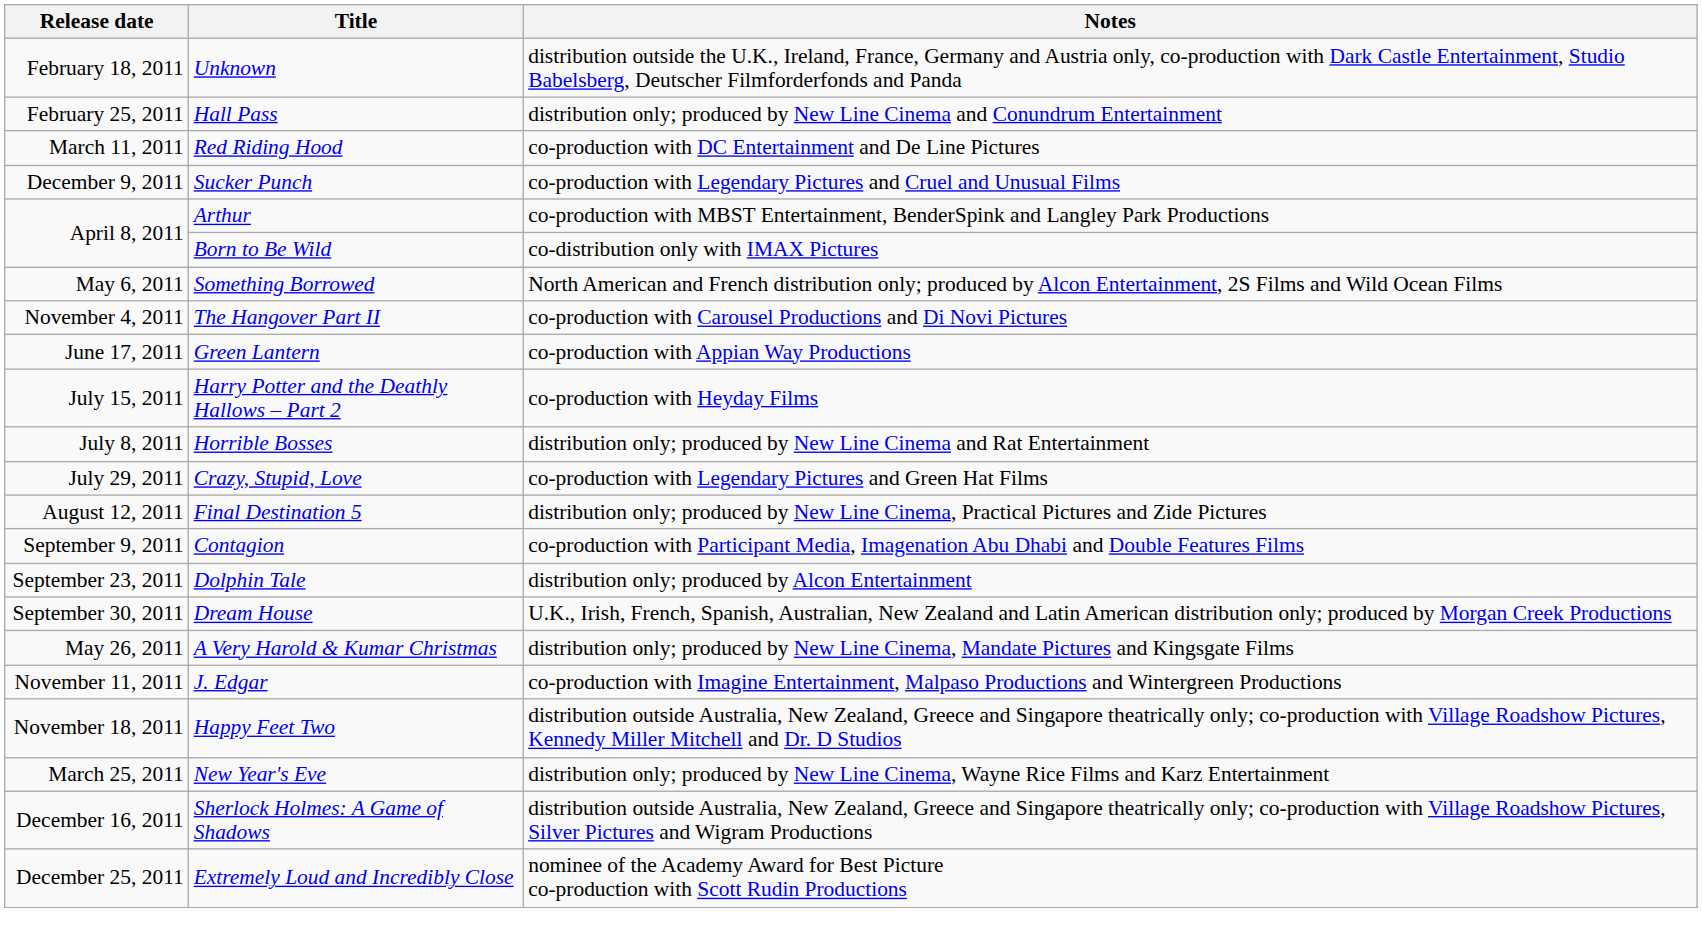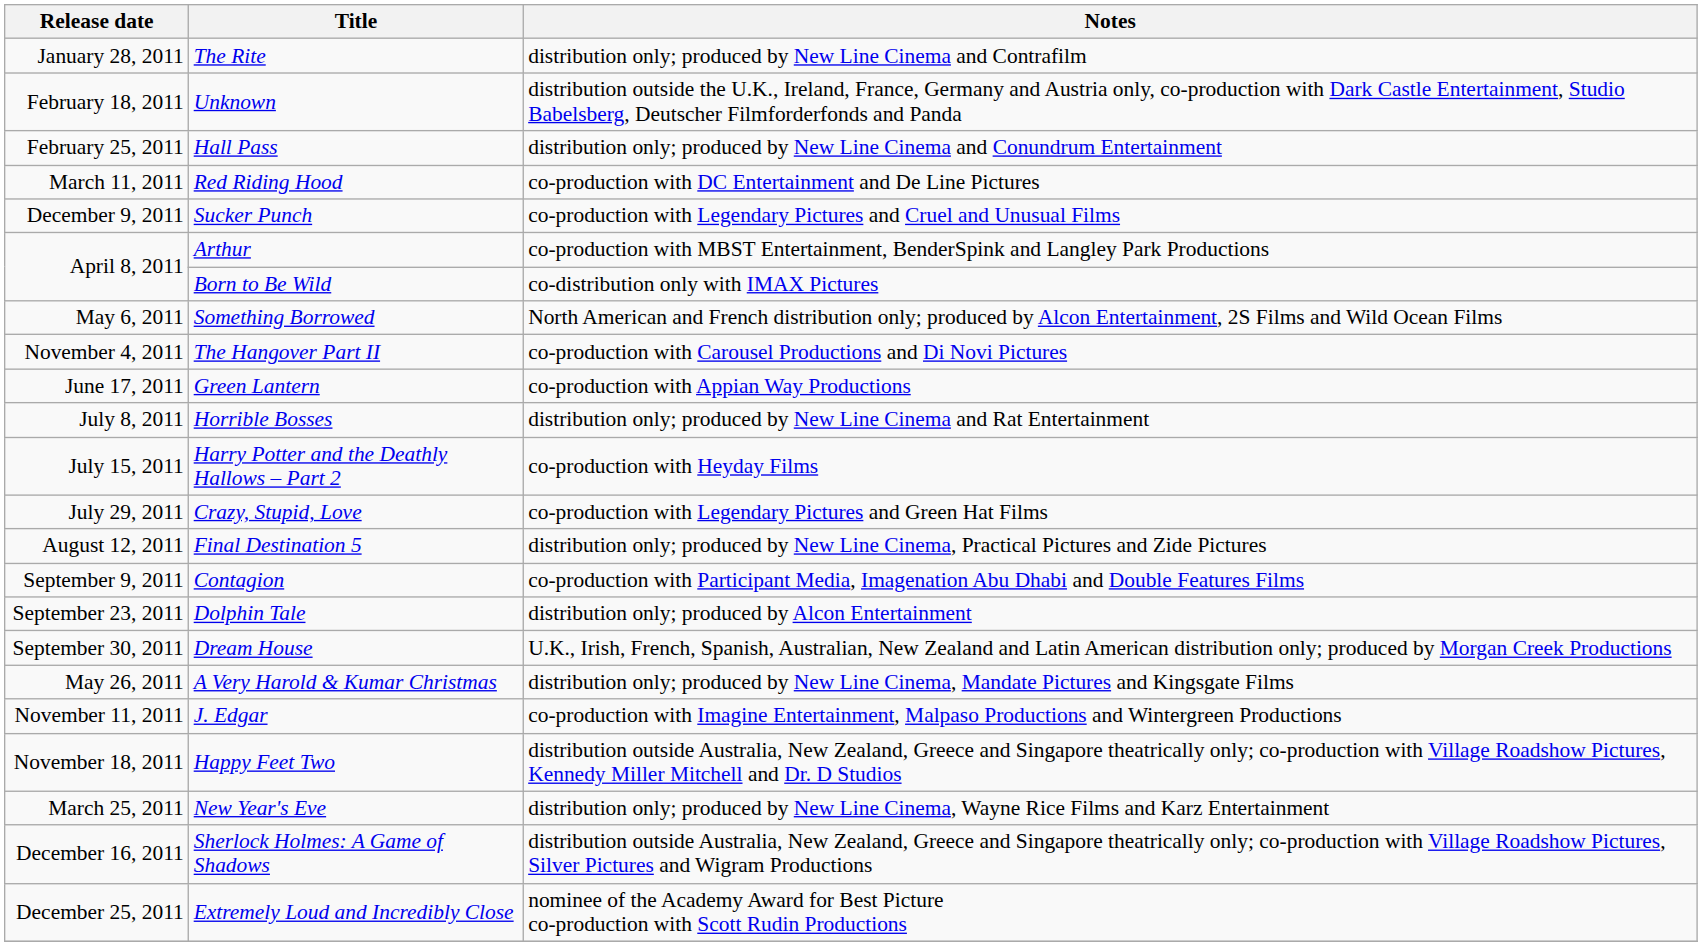+ row: (230, 55)
rows swapped: (263, 443) <-> (321, 397)
